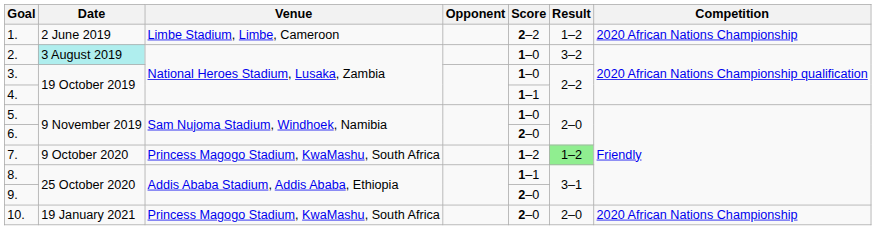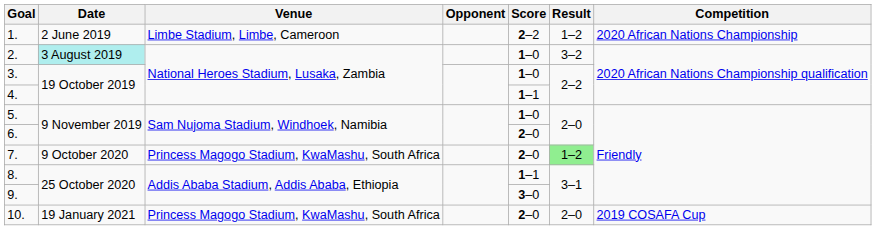(529, 154) 1–2 -> (529, 154) 2–0
(529, 194) 2–0 -> (529, 194) 3–0
(697, 214) 2020 African Nations Championship -> (651, 214) 2019 COSAFA Cup
